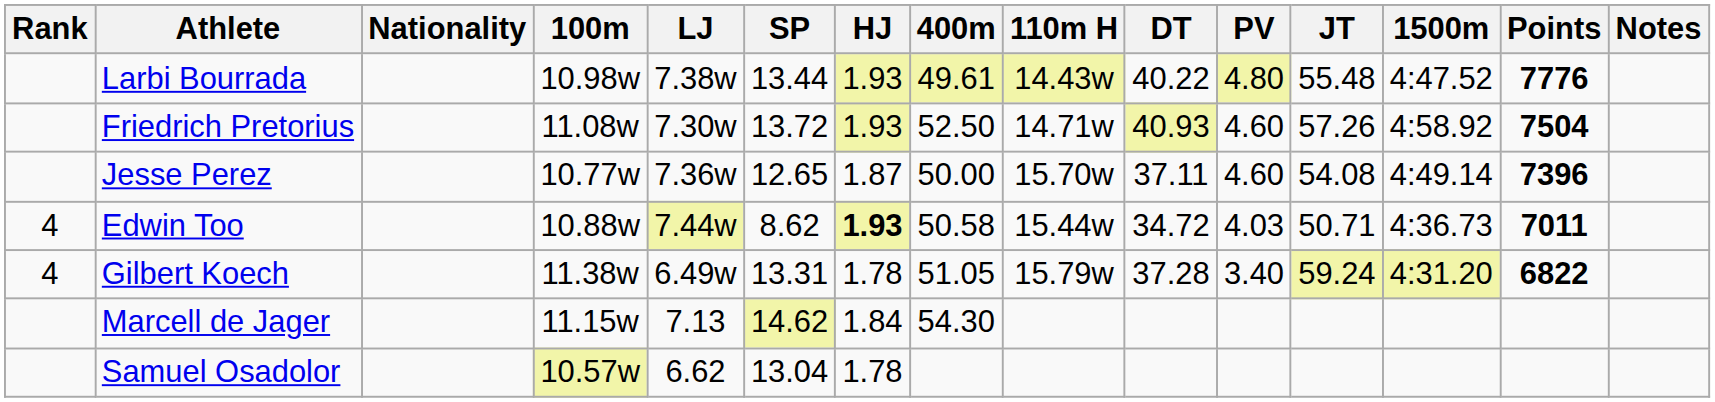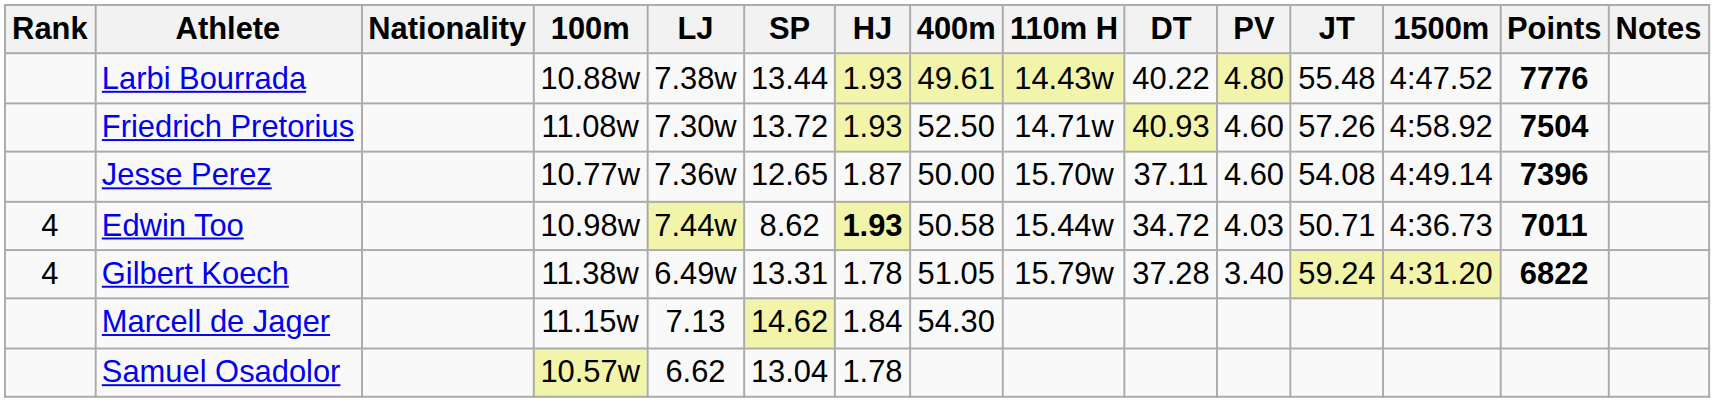(590, 77) 10.98w -> (590, 77) 10.88w
(590, 224) 10.88w -> (590, 224) 10.98w
